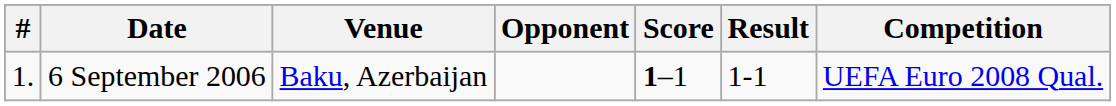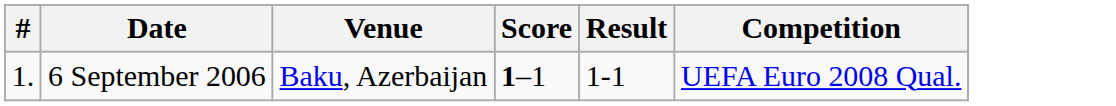- column: (565, 28)
